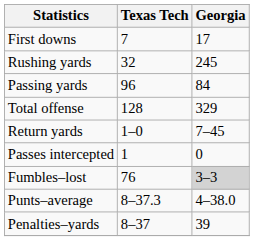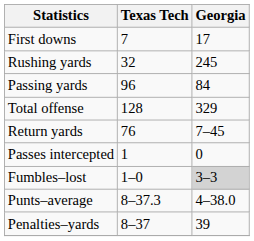(132, 131) 1–0 -> (128, 131) 76
(128, 177) 76 -> (132, 177) 1–0
